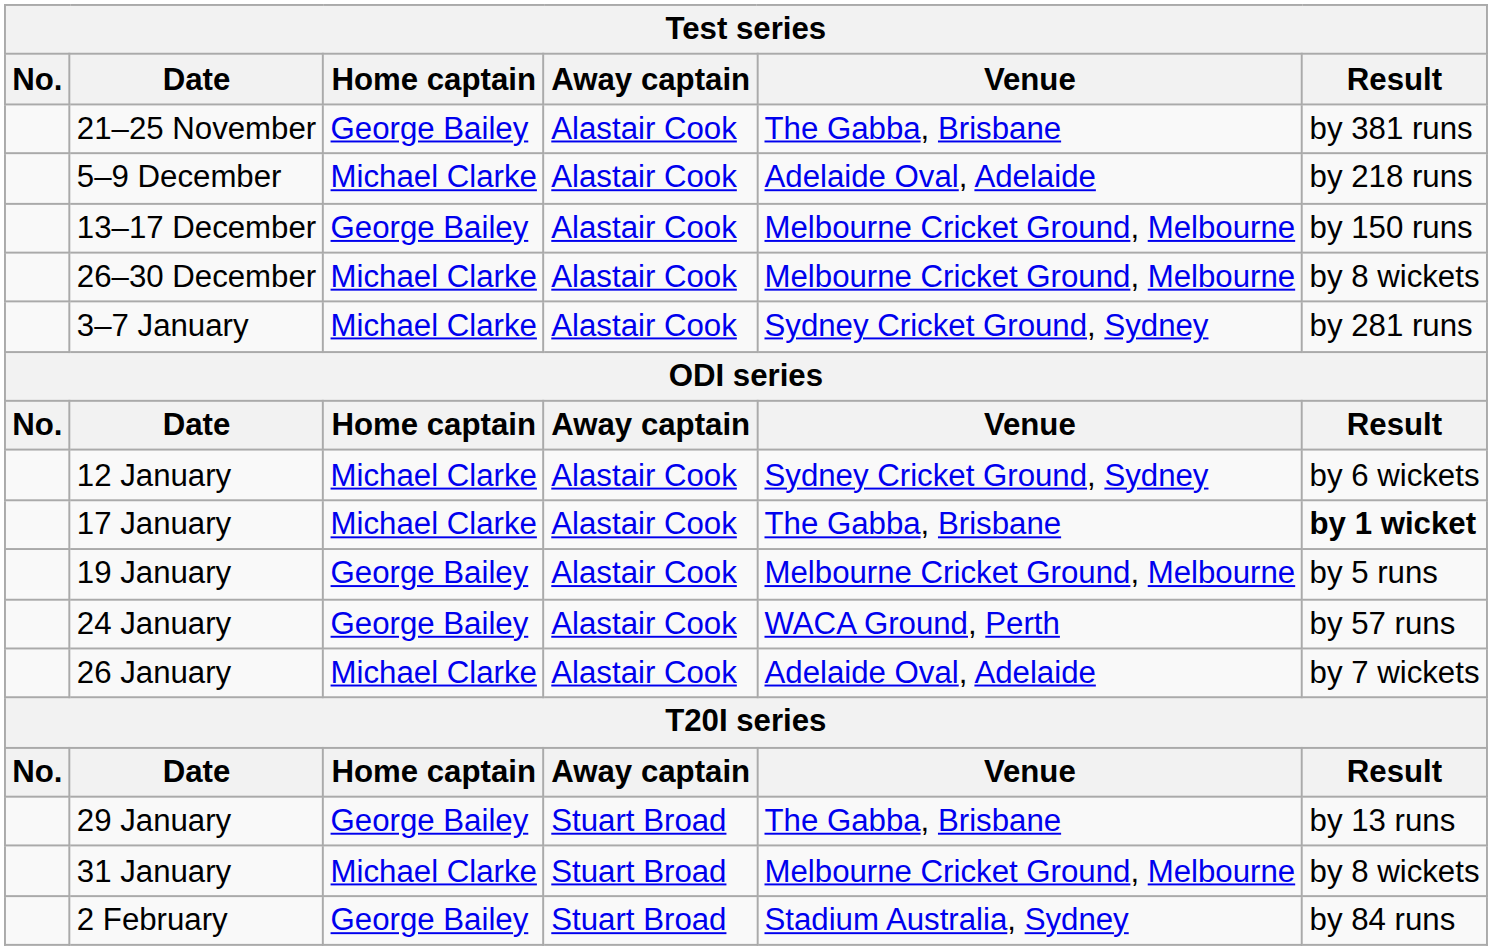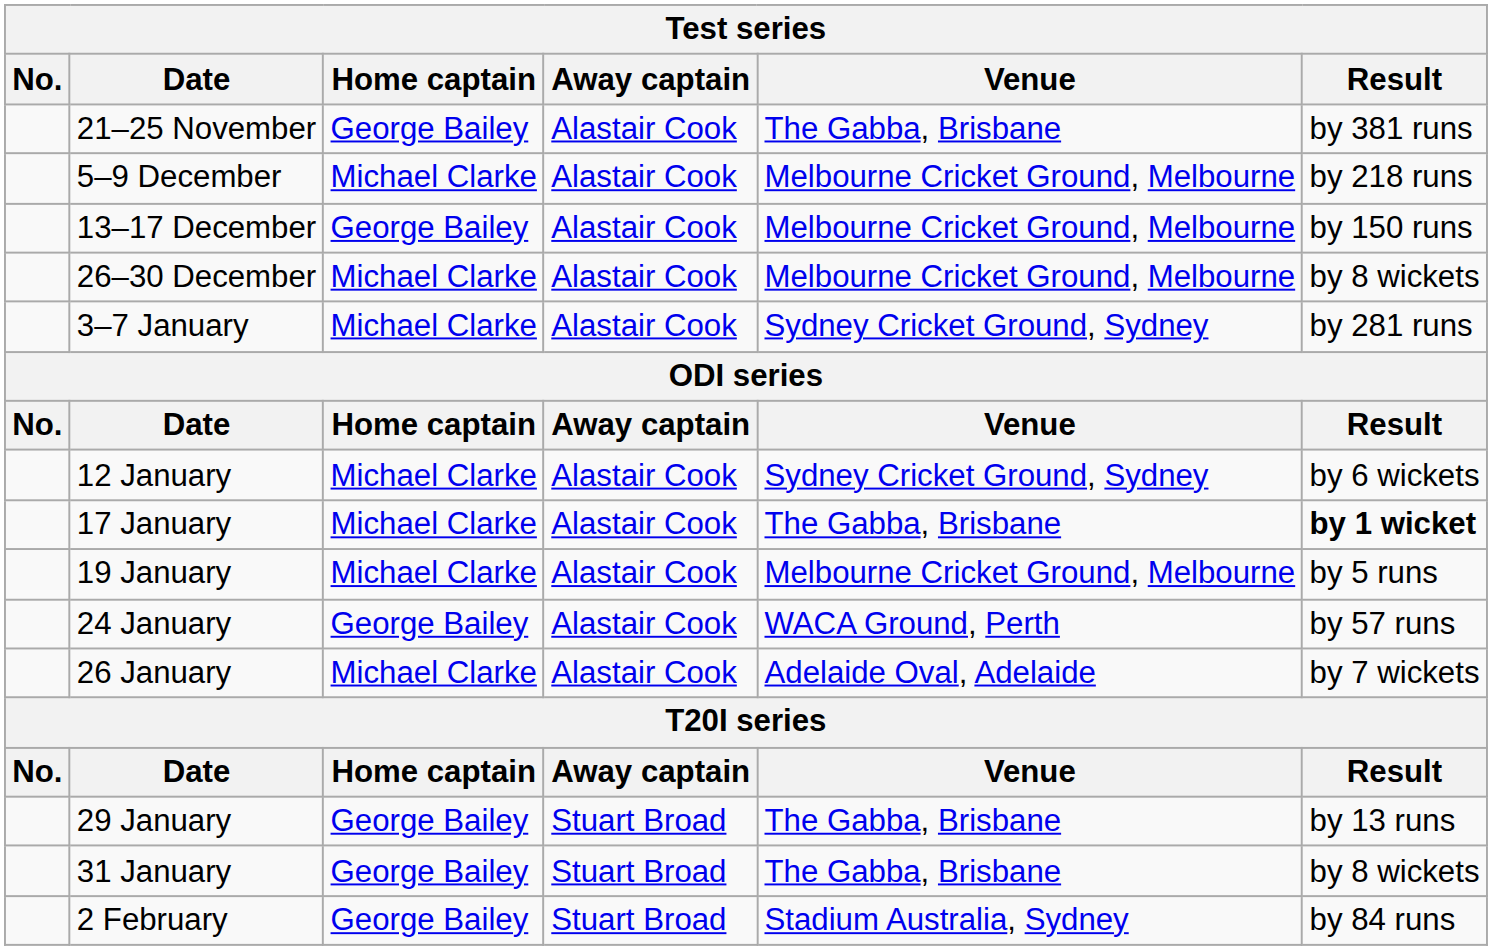(930, 177) Adelaide Oval, Adelaide -> (1030, 177) Melbourne Cricket Ground, Melbourne
(429, 573) George Bailey -> (434, 573) Michael Clarke
(434, 870) Michael Clarke -> (429, 870) George Bailey
(1030, 870) Melbourne Cricket Ground, Melbourne -> (913, 870) The Gabba, Brisbane
